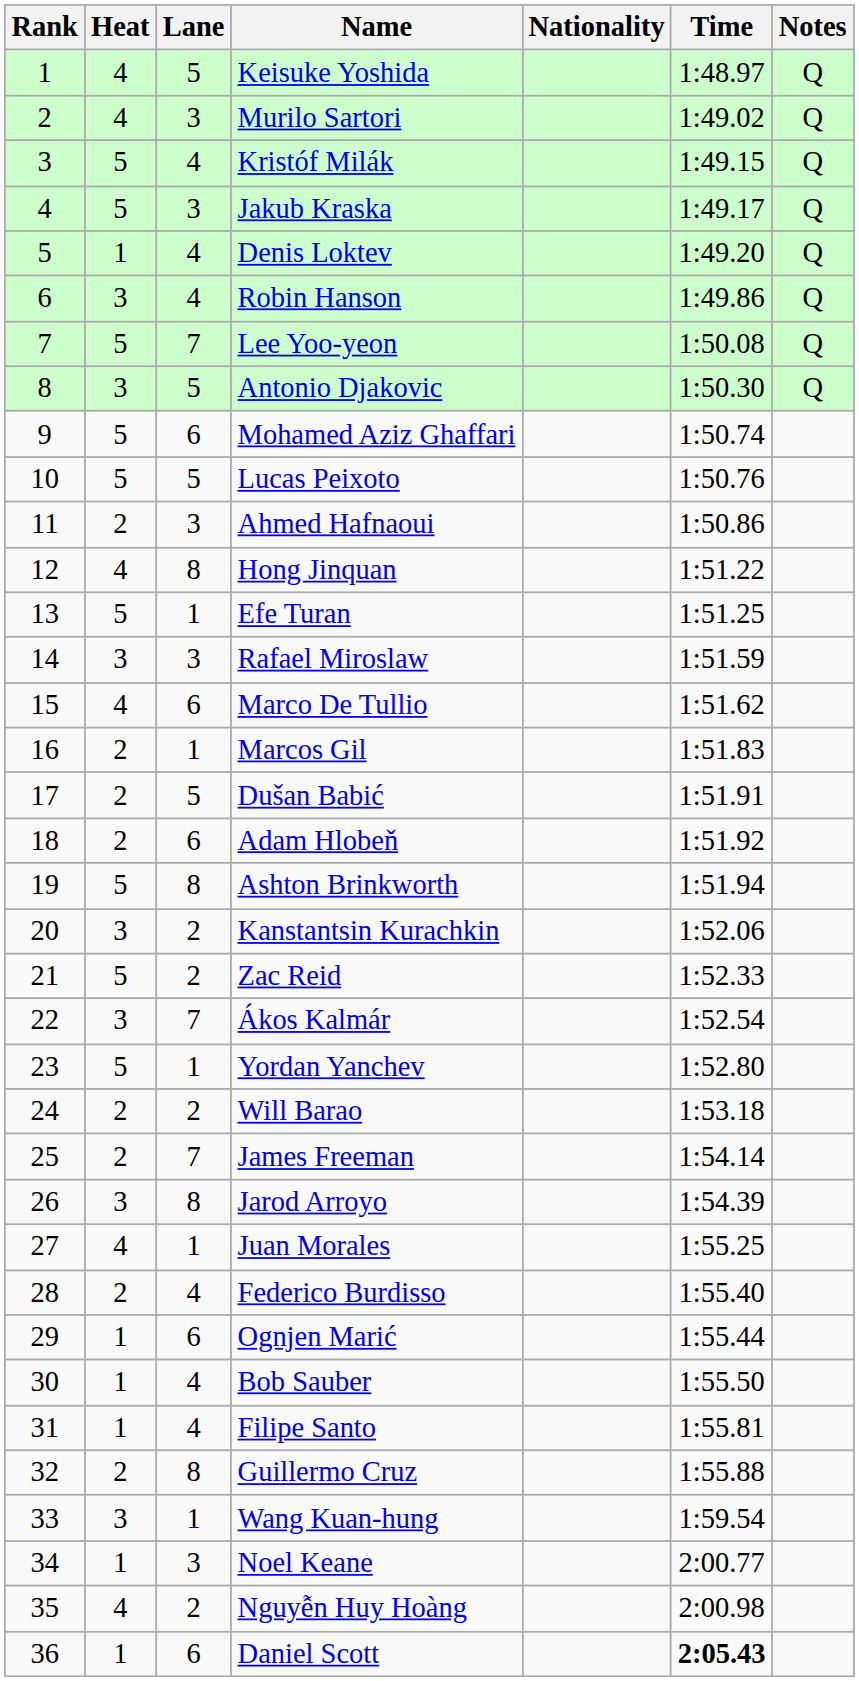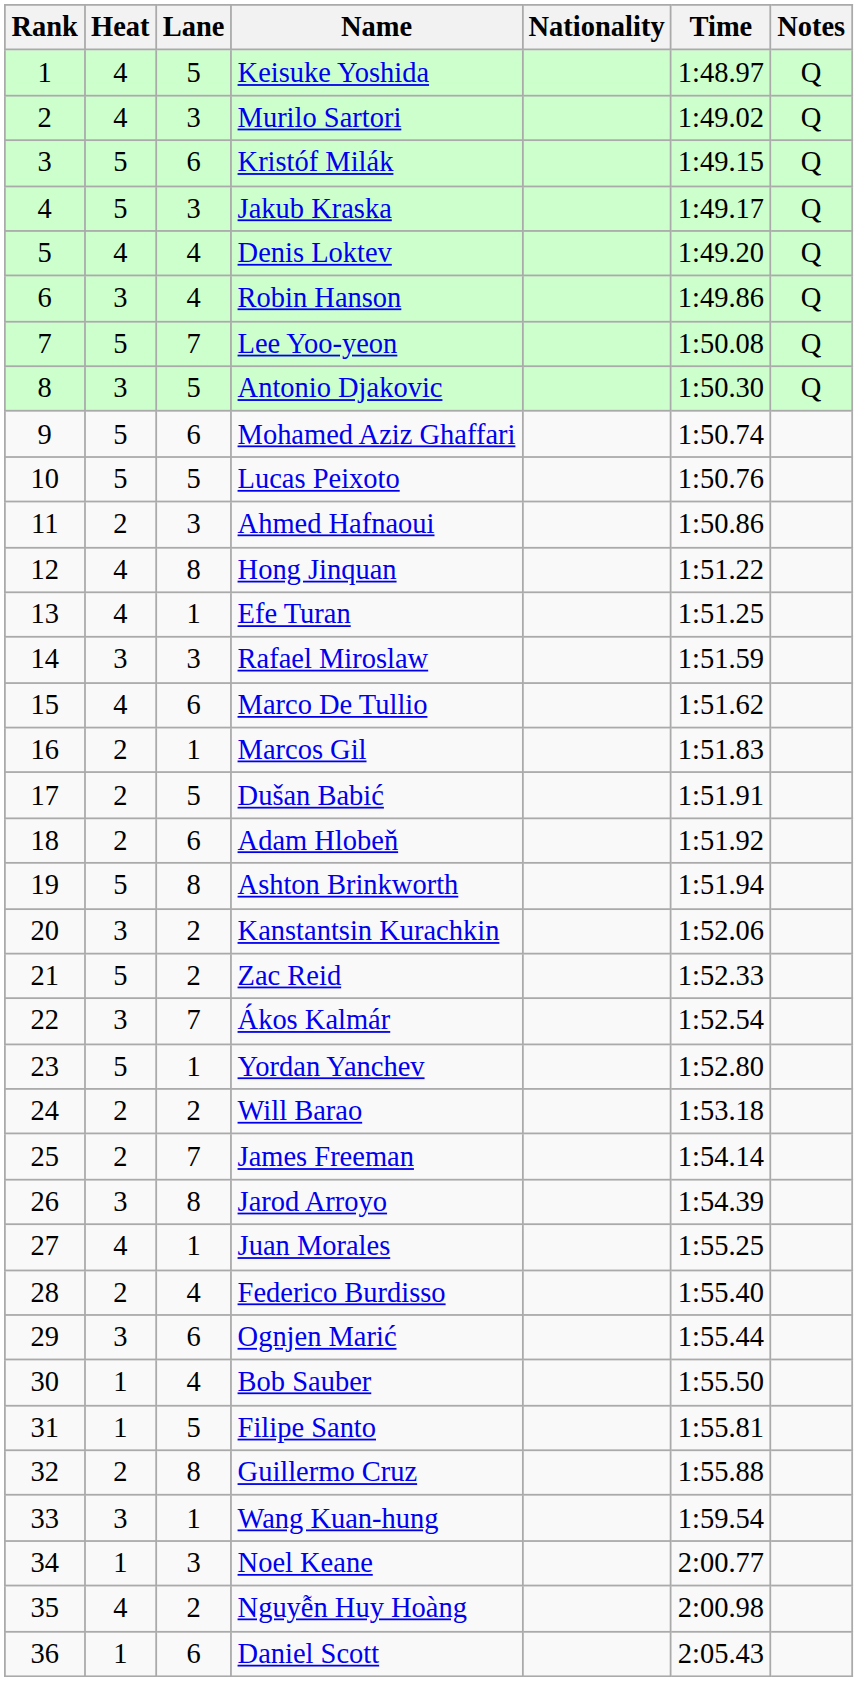(194, 162) 4 -> (194, 162) 6
(120, 252) 1 -> (120, 252) 4
(120, 614) 5 -> (120, 614) 4
(120, 1336) 1 -> (120, 1336) 3
(194, 1427) 4 -> (194, 1427) 5
(722, 1653) bold -> (721, 1653) normal
